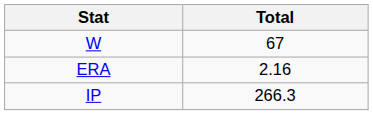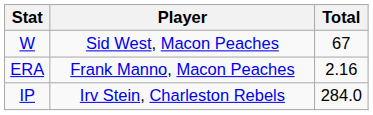+ column: (182, 17)
(275, 95) 266.3 -> (341, 95) 284.0
